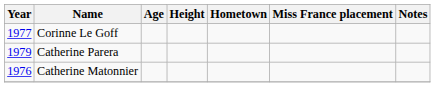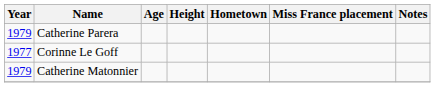rows swapped: (78, 52) <-> (78, 33)
(19, 71) 1976 -> (19, 71) 1979
